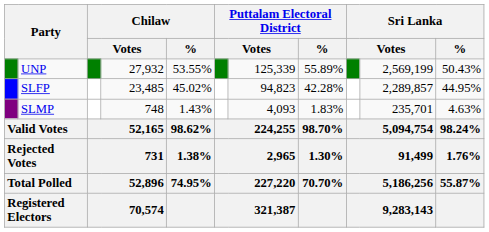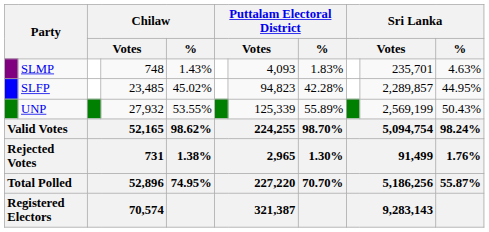rows swapped: (34, 68) <-> (38, 108)
